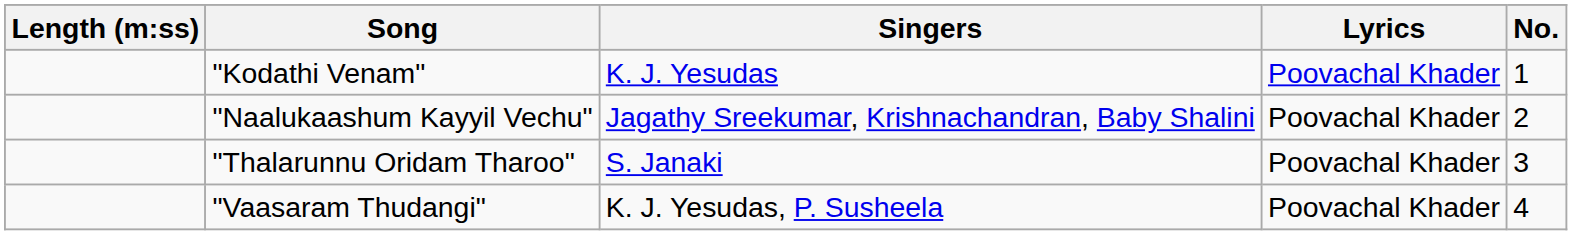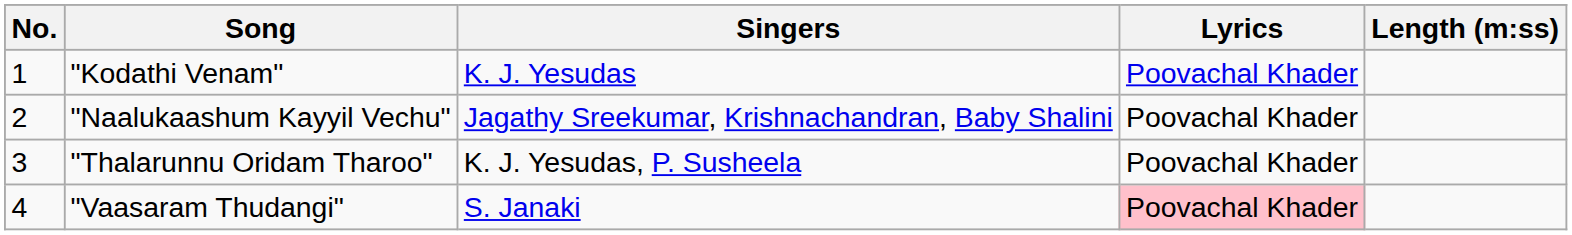columns swapped: (1536, 28) <-> (105, 28)
(664, 163) S. Janaki -> (633, 163) K. J. Yesudas, P. Susheela
(775, 208) K. J. Yesudas, P. Susheela -> (522, 208) S. Janaki
(1384, 208) no background -> (1242, 208) pink background
